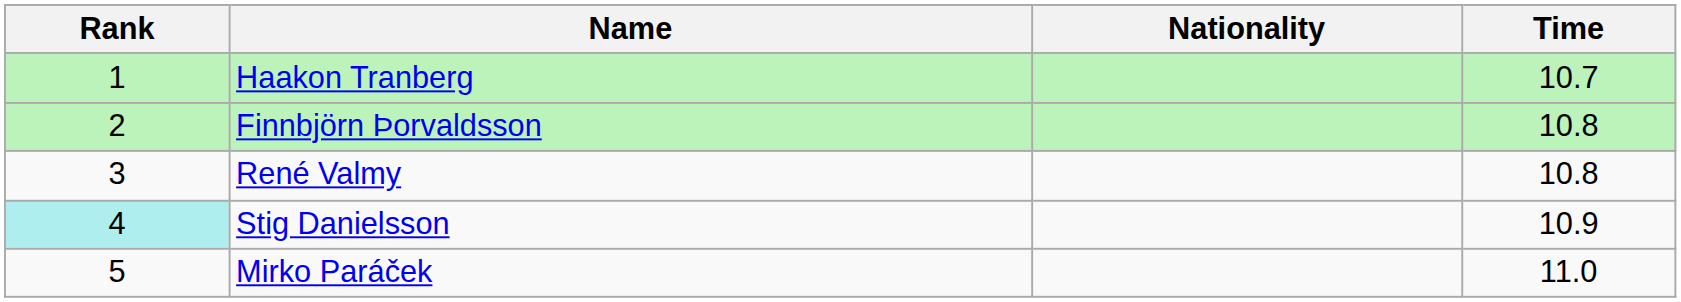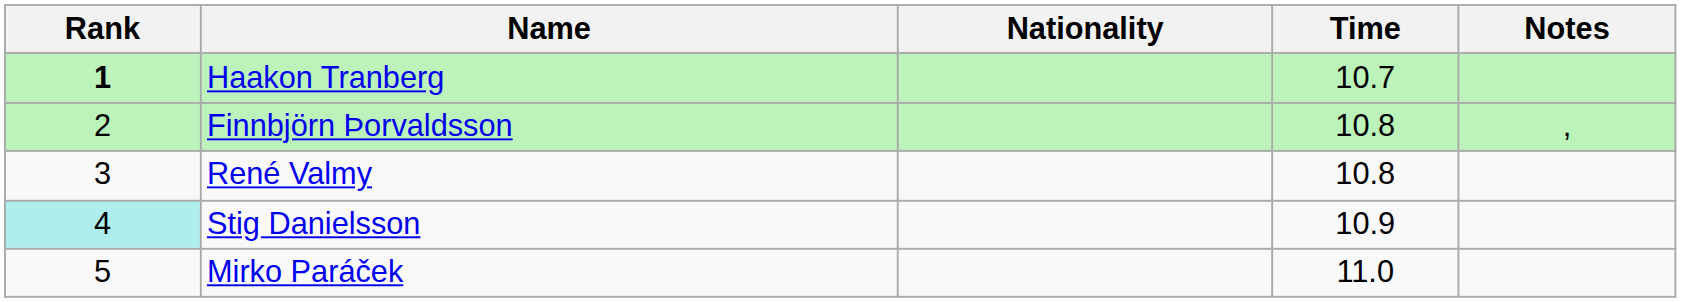+ column: (1567, 28)
(117, 77) normal -> (102, 77) bold
